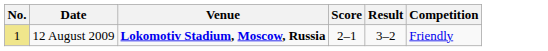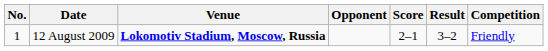+ column: (359, 14)
(17, 35) khaki background -> (17, 35) no background
